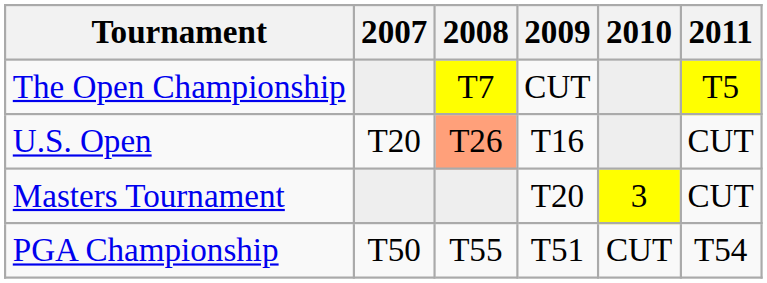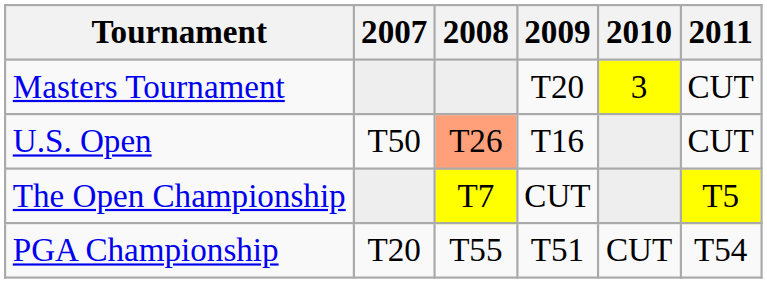rows swapped: (149, 195) <-> (179, 86)
(394, 141) T20 -> (394, 141) T50
(394, 250) T50 -> (394, 250) T20
